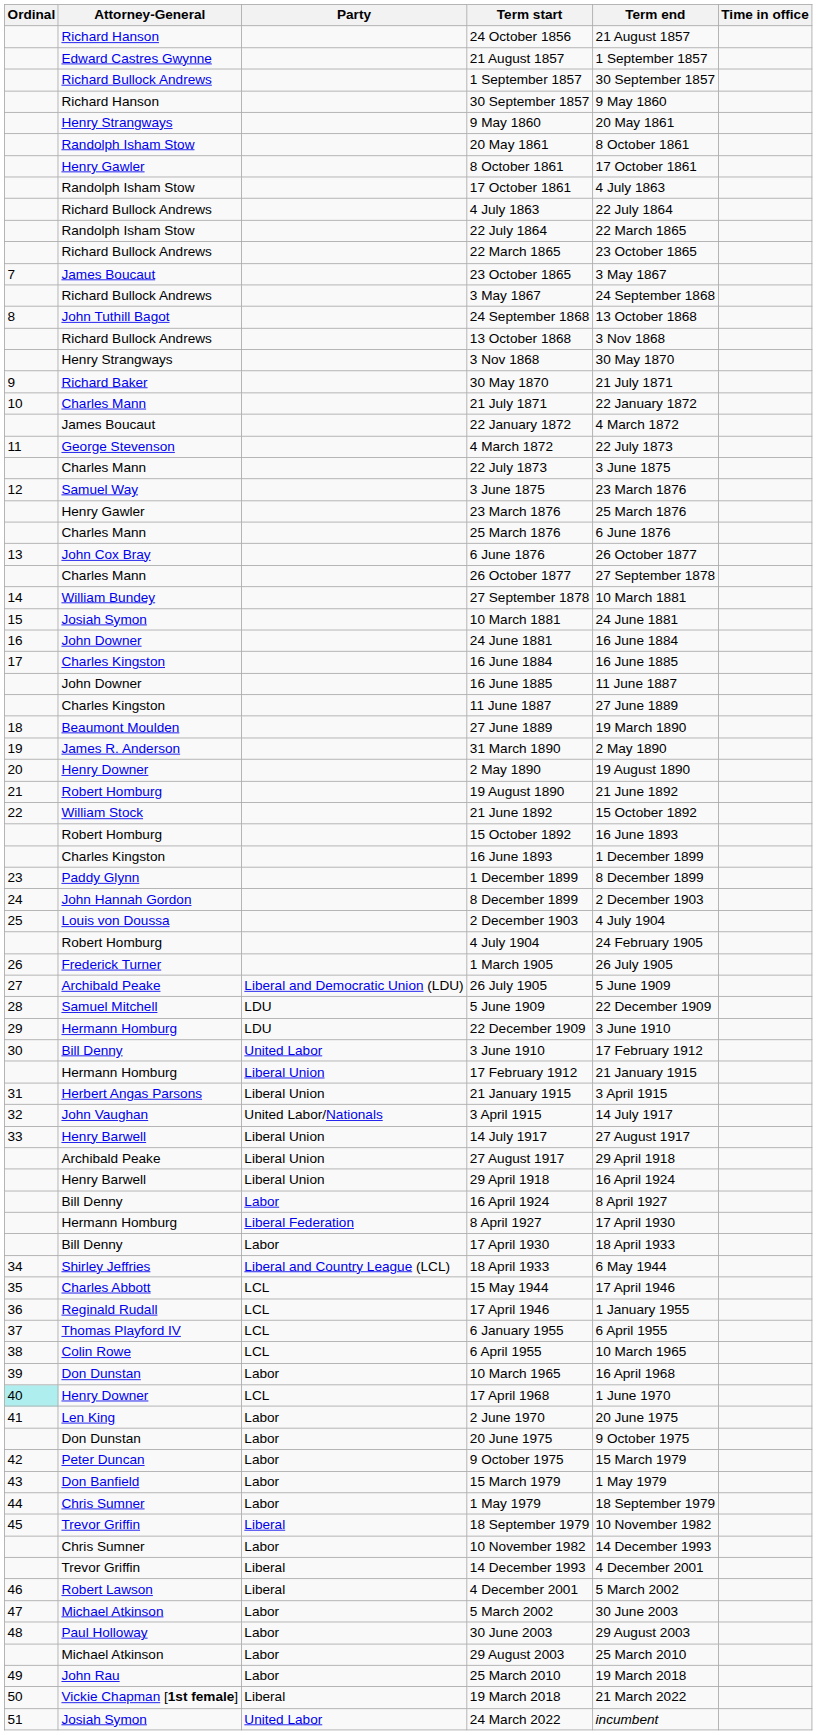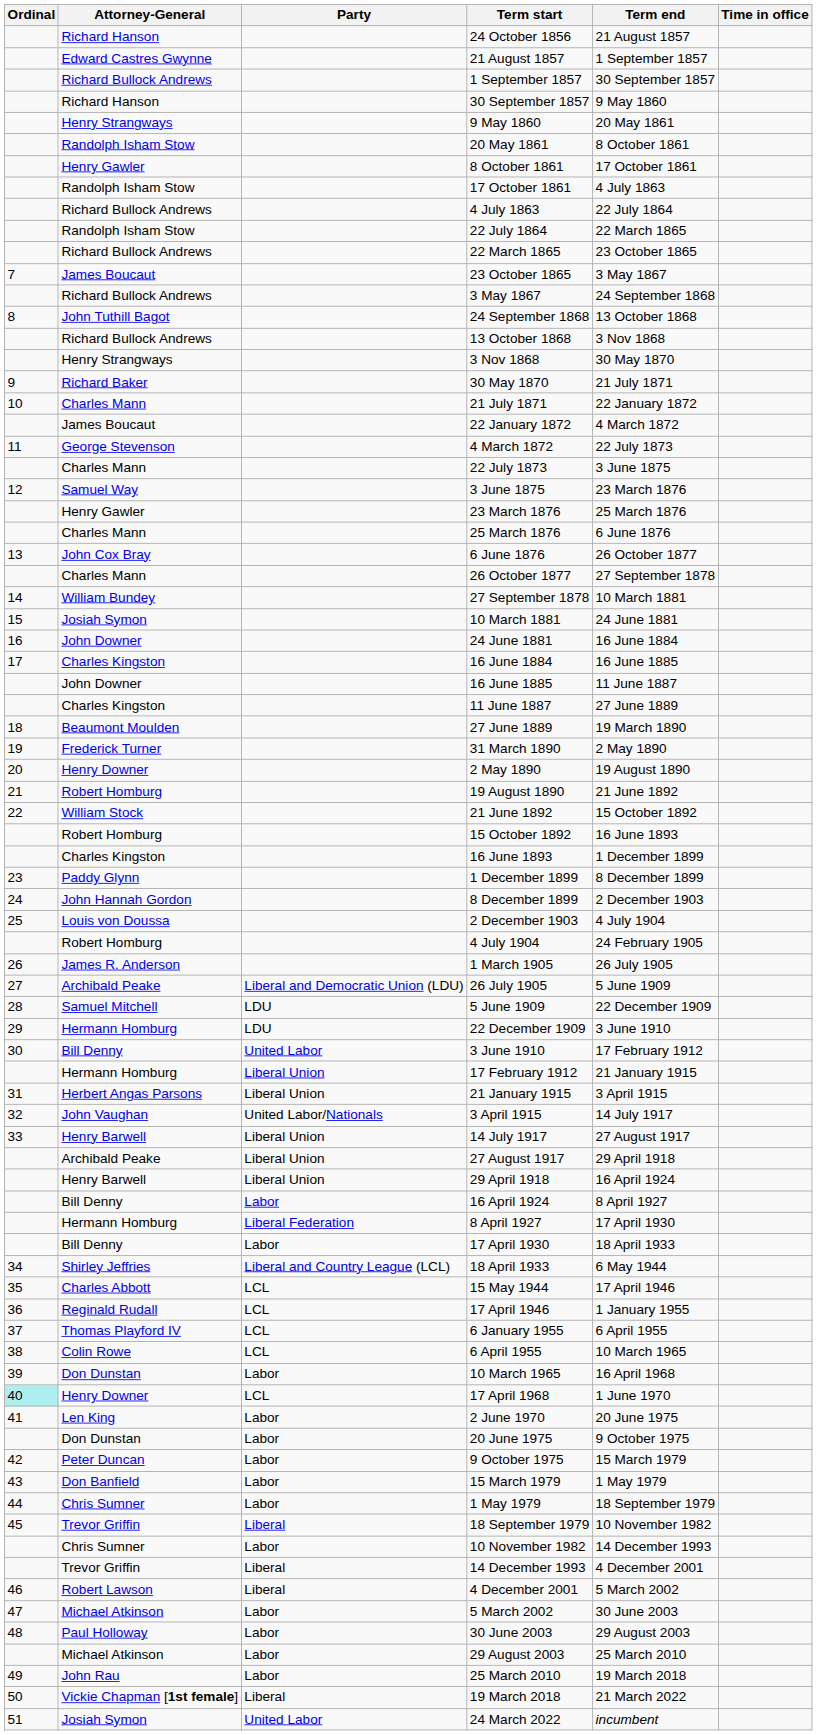(121, 748) James R. Anderson -> (111, 748) Frederick Turner
(111, 964) Frederick Turner -> (121, 964) James R. Anderson
